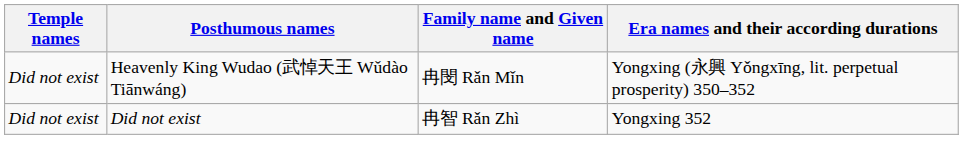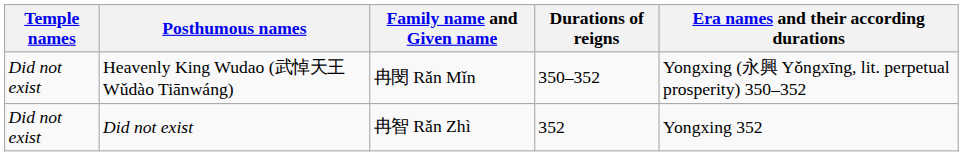+ column: (597, 28)
